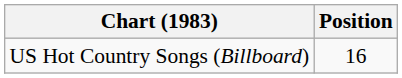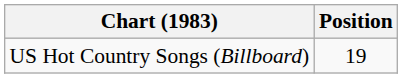(356, 55) 16 -> (356, 55) 19
